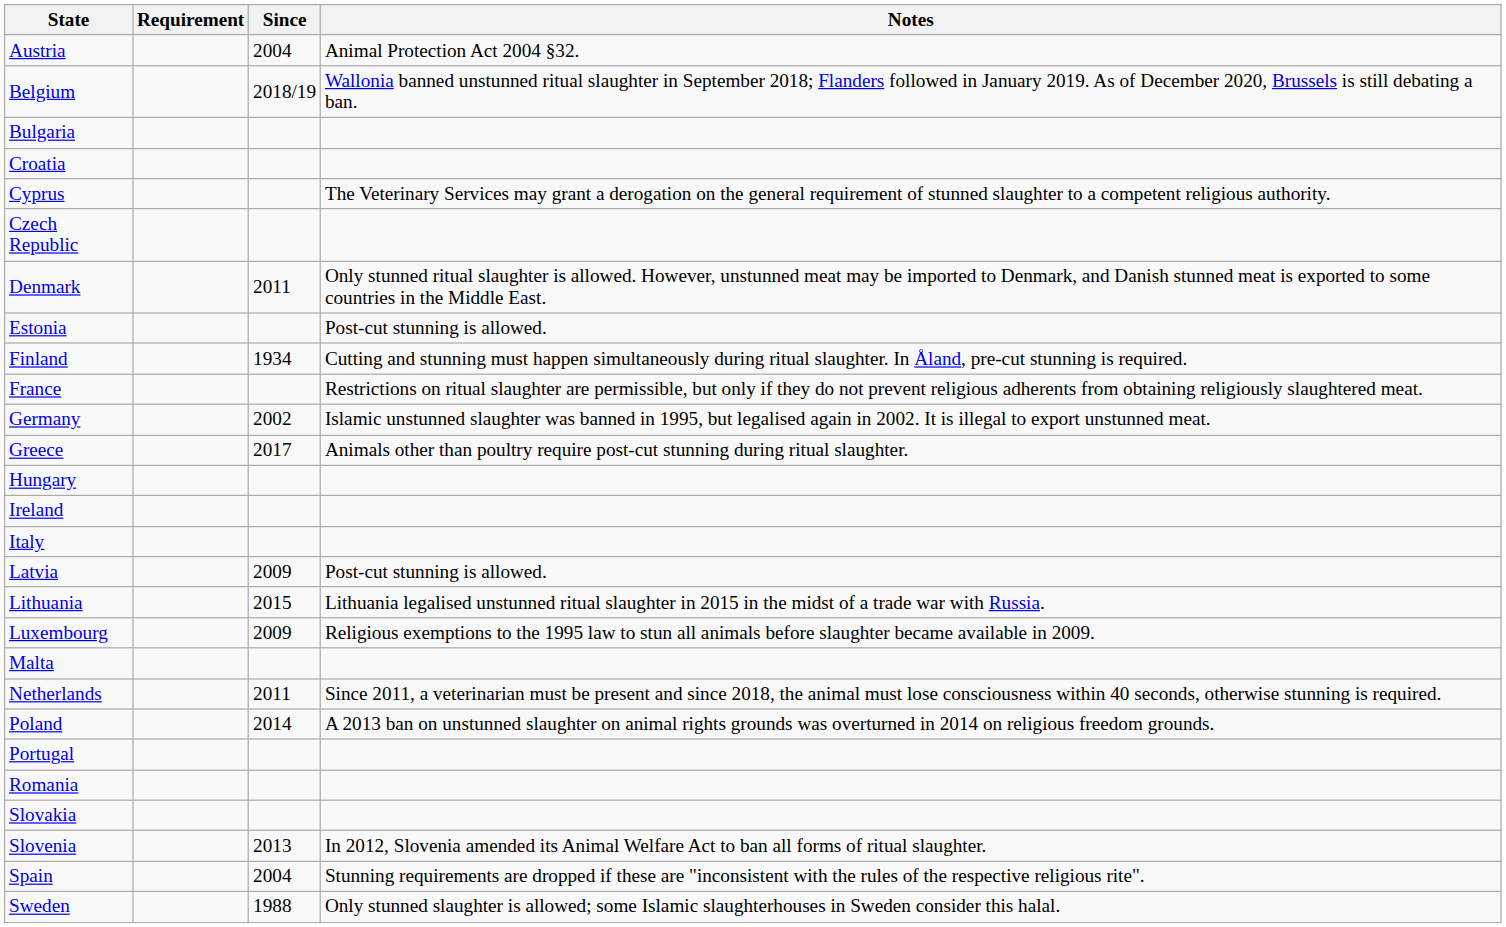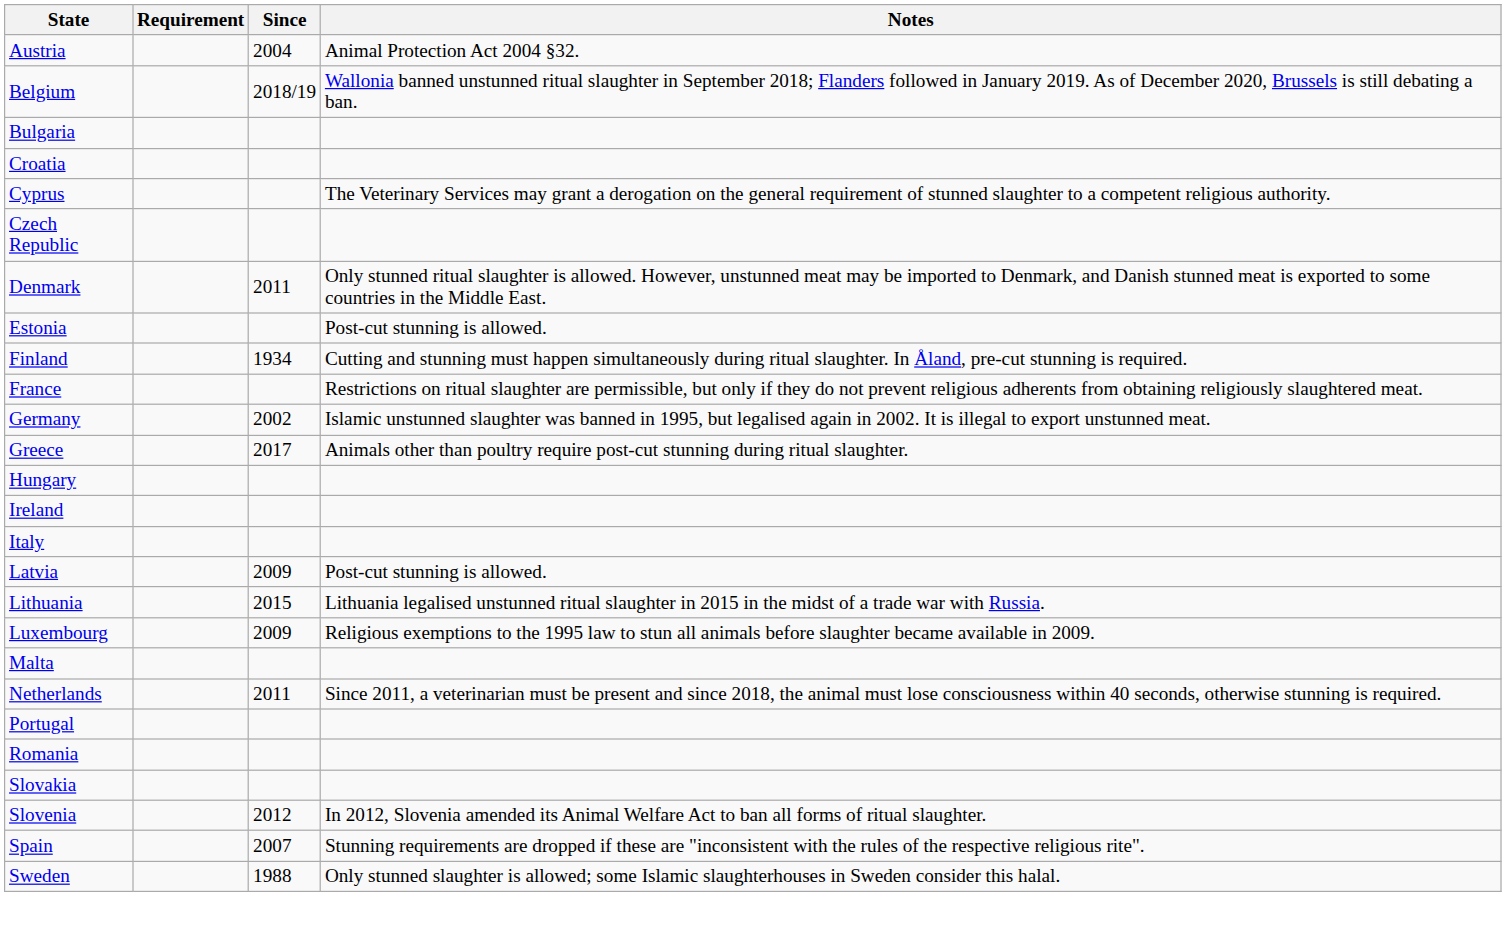- row: (36, 723)
(272, 845) 2013 -> (272, 815) 2012
(272, 876) 2004 -> (272, 845) 2007
